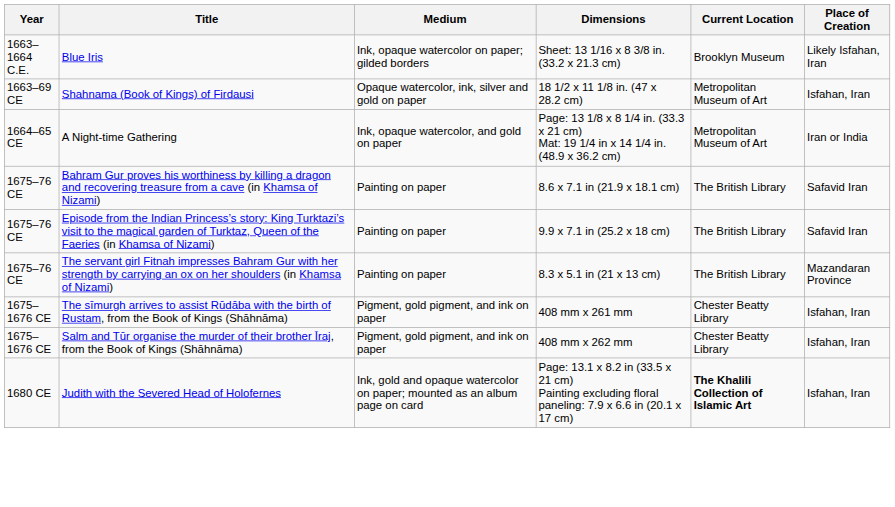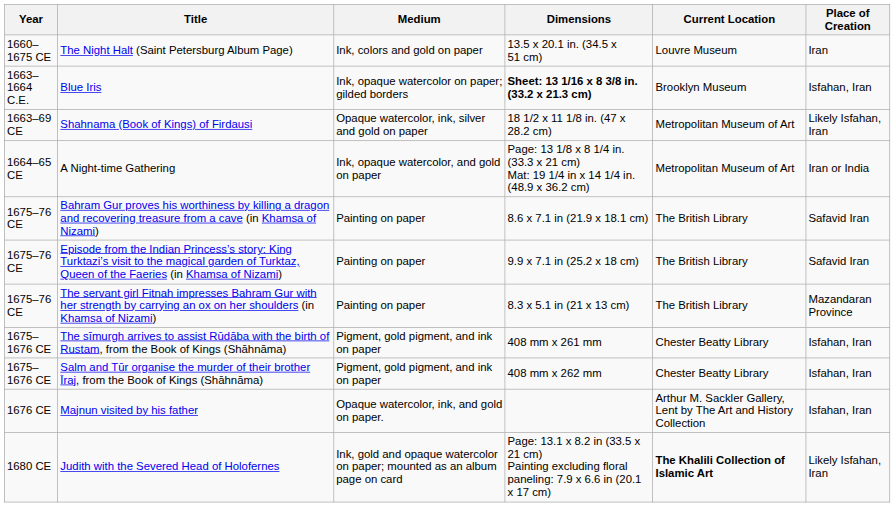+ row: (177, 50)
(602, 57) normal -> (573, 87) bold
(843, 57) Likely Isfahan, Iran -> (840, 87) Isfahan, Iran
(839, 94) Isfahan, Iran -> (845, 125) Likely Isfahan, Iran
+ row: (129, 410)
(839, 392) Isfahan, Iran -> (845, 467) Likely Isfahan, Iran
